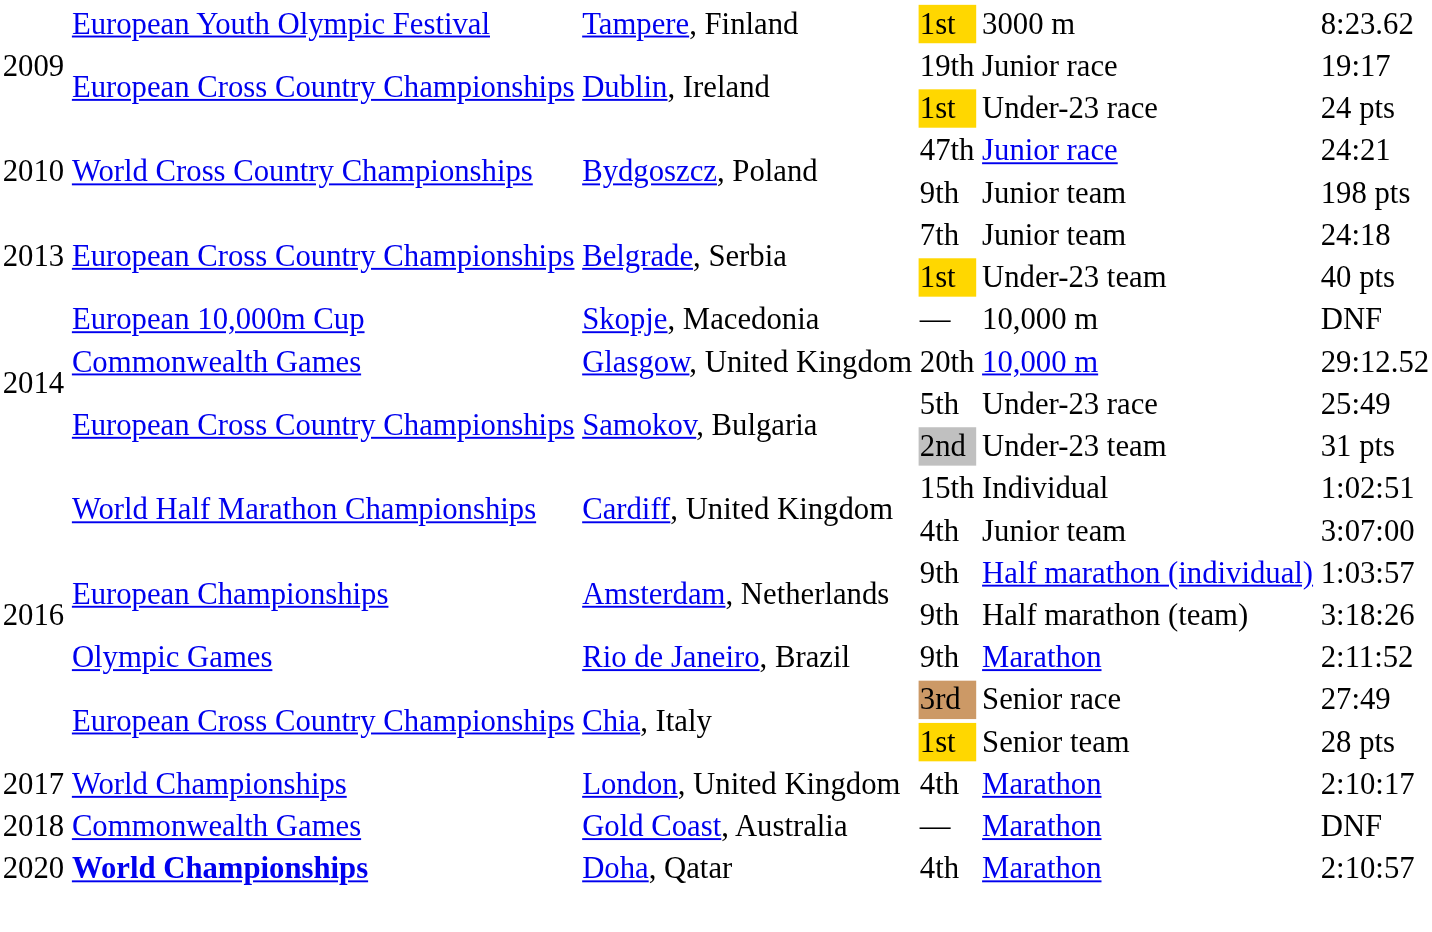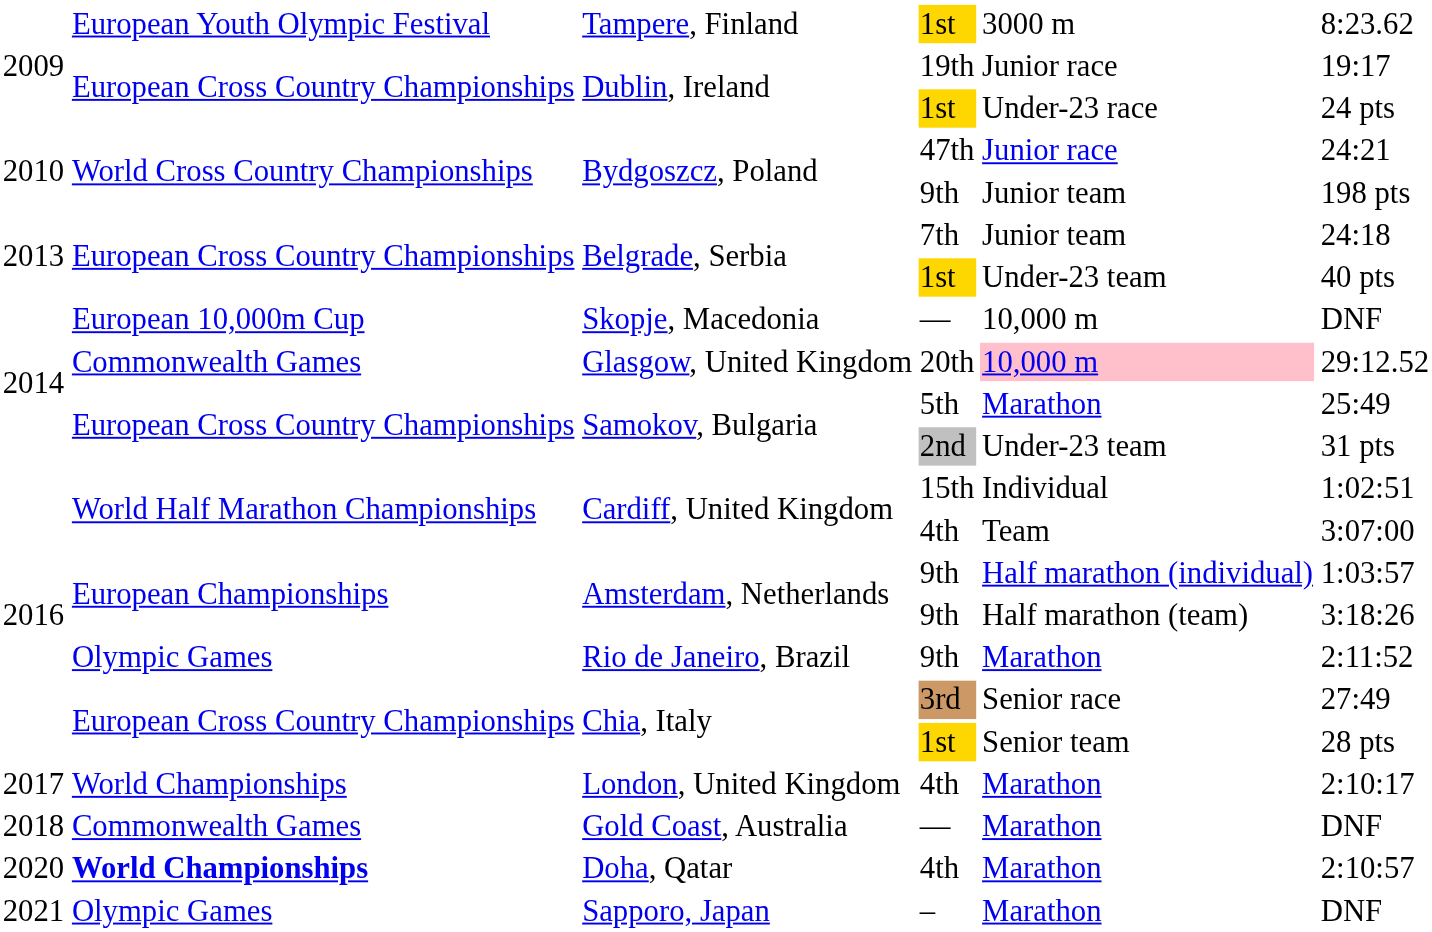(1040, 361) no background -> (1040, 361) pink background
(1070, 403) Under-23 race -> (1042, 403) Marathon
(1054, 530) Junior team -> (1016, 530) Team
+ row: (676, 910)
